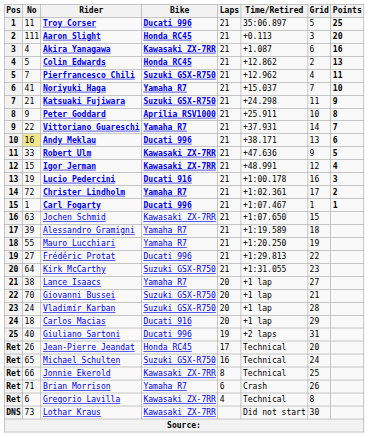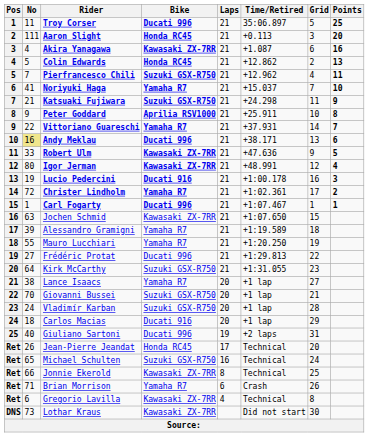(29, 167) 15 -> (29, 167) 80
